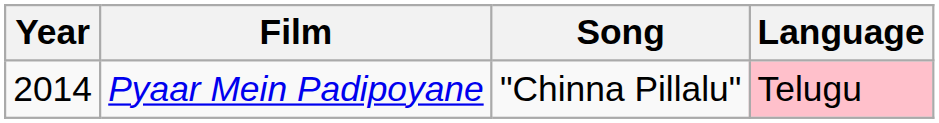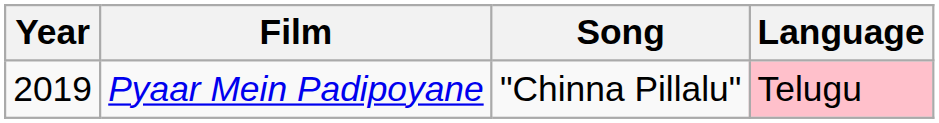(53, 88) 2014 -> (53, 88) 2019
